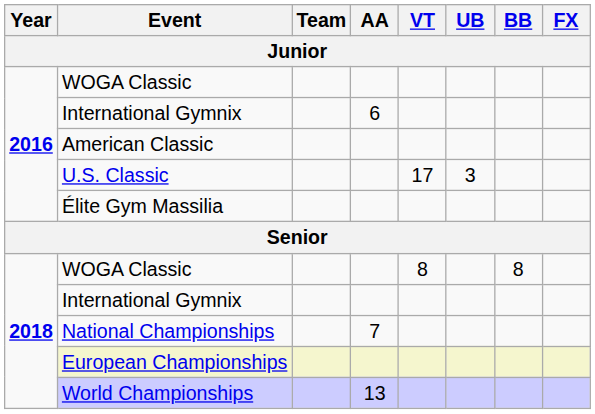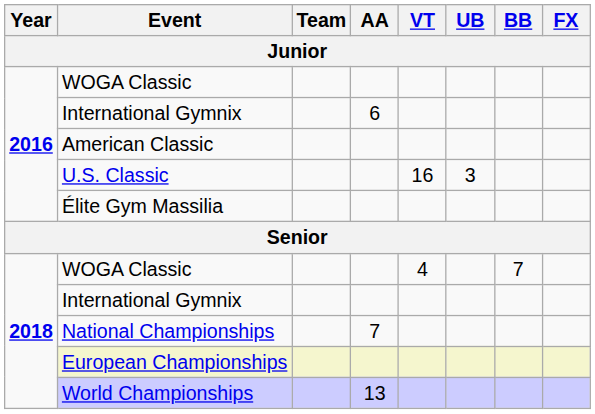(422, 176) 17 -> (422, 176) 16
(422, 269) 8 -> (422, 269) 4
(518, 269) 8 -> (518, 269) 7
